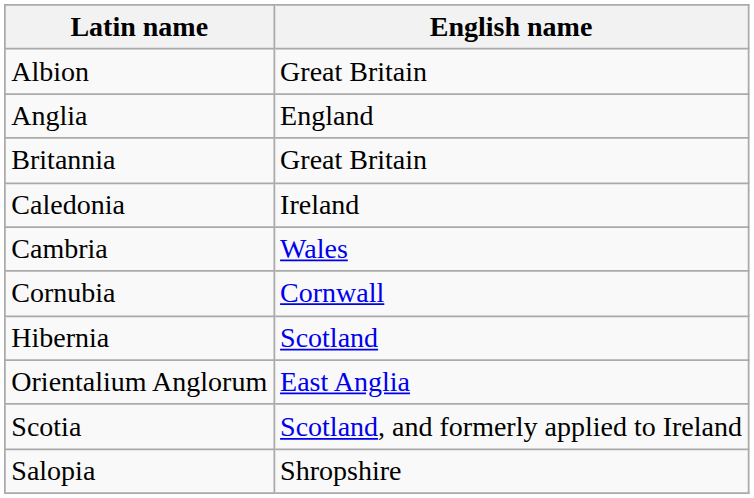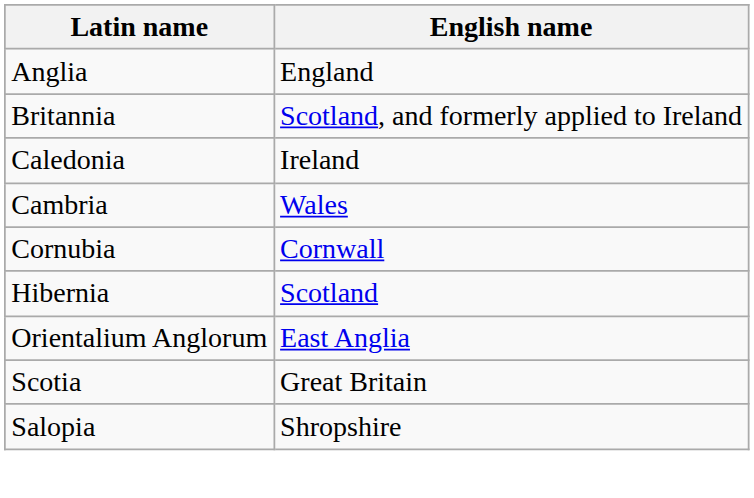- row: (50, 71)
(354, 159) Great Britain -> (511, 115) Scotland, and formerly applied to Ireland
(511, 426) Scotland, and formerly applied to Ireland -> (354, 381) Great Britain
